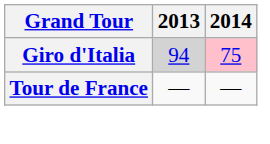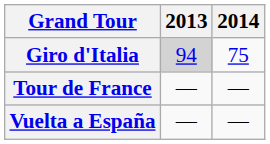(231, 54) pink background -> (238, 54) no background
+ row: (82, 121)
